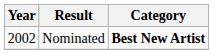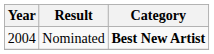(22, 37) 2002 -> (22, 37) 2004
